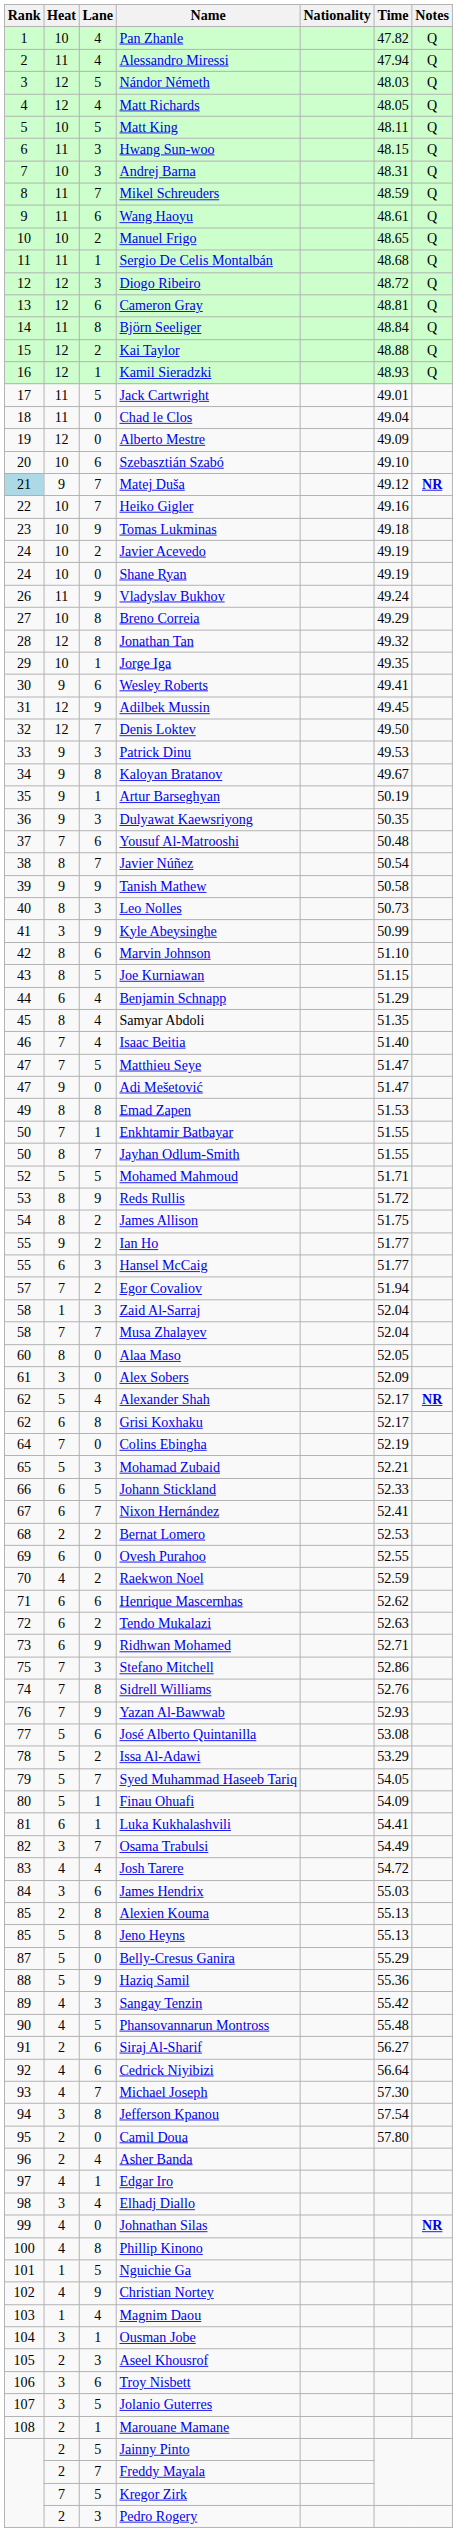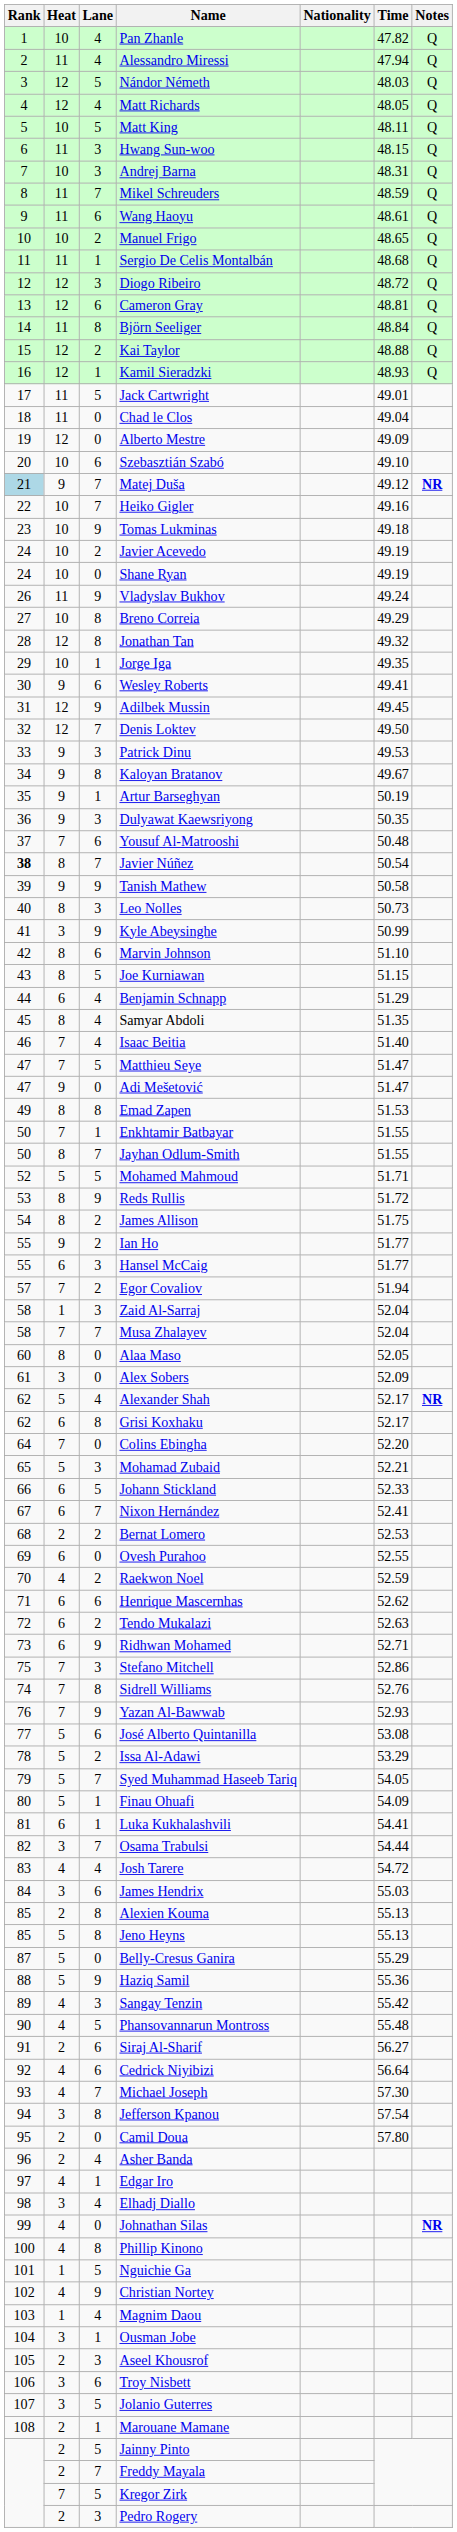(24, 864) normal -> (24, 864) bold
(393, 1444) 52.19 -> (393, 1444) 52.20
(393, 1846) 54.49 -> (393, 1846) 54.44
